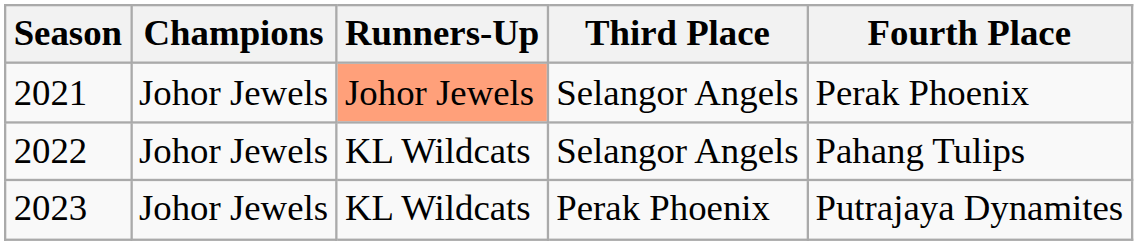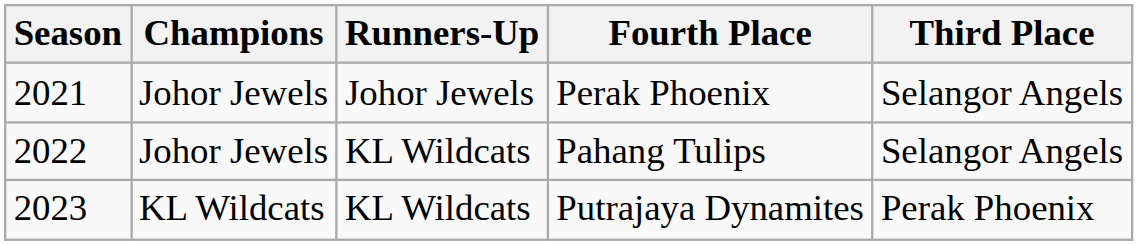columns swapped: (677, 33) <-> (969, 33)
(440, 92) lightsalmon background -> (440, 92) no background
(234, 208) Johor Jewels -> (232, 208) KL Wildcats
